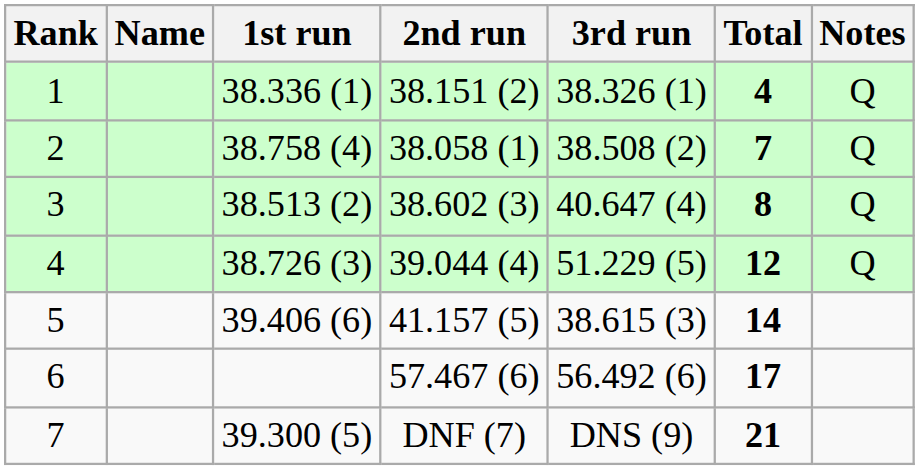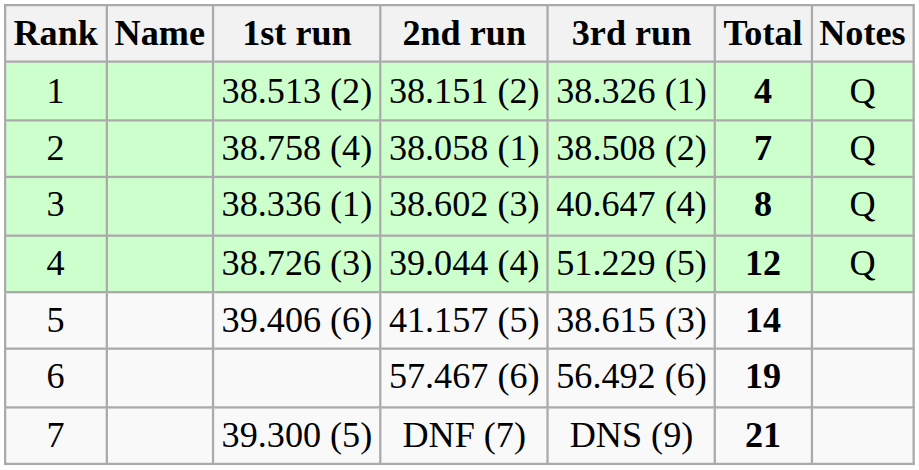(297, 90) 38.336 (1) -> (297, 90) 38.513 (2)
(297, 205) 38.513 (2) -> (297, 205) 38.336 (1)
(763, 377) 17 -> (763, 377) 19
